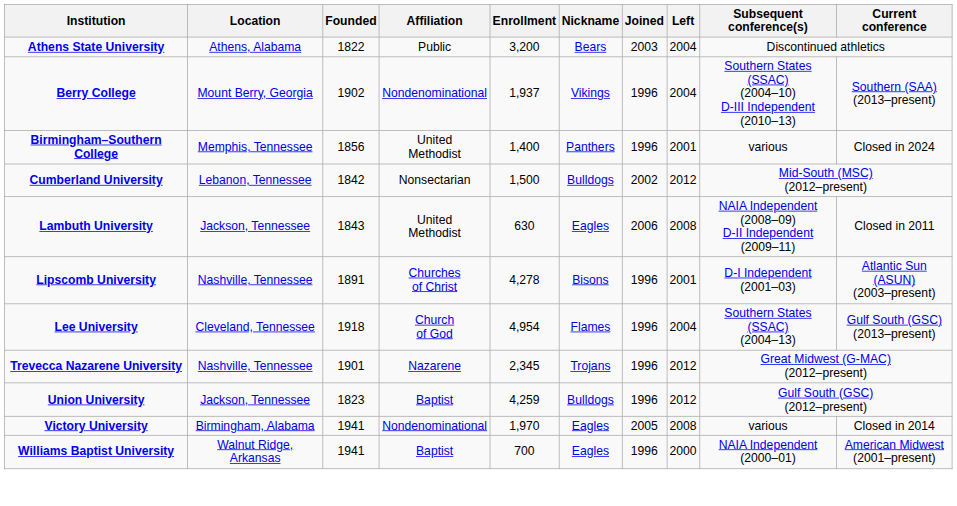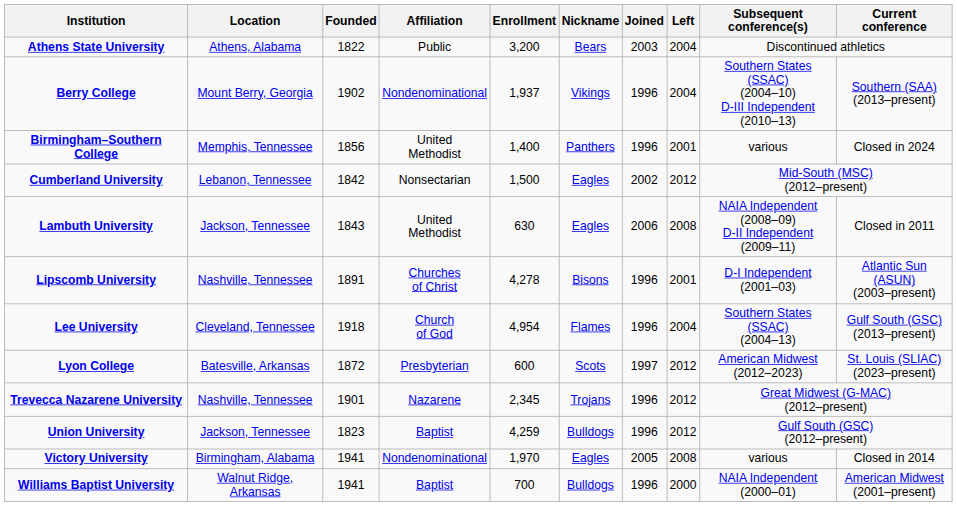(590, 180) Bulldogs -> (590, 180) Eagles
+ row: (96, 366)
(590, 451) Eagles -> (590, 484) Bulldogs
